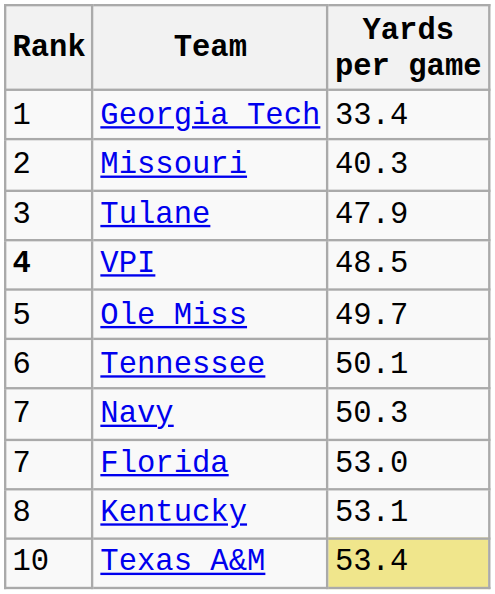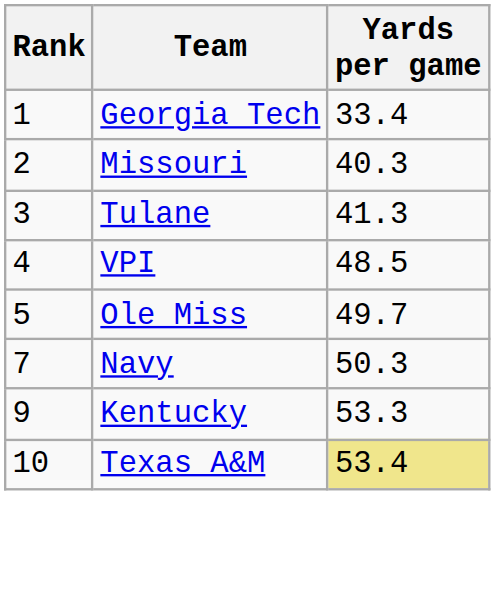(372, 215) 47.9 -> (372, 215) 41.3
(22, 264) bold -> (22, 264) normal
- row: (183, 364)
- row: (165, 464)
(22, 513) 8 -> (22, 414) 9
(372, 513) 53.1 -> (372, 414) 53.3
